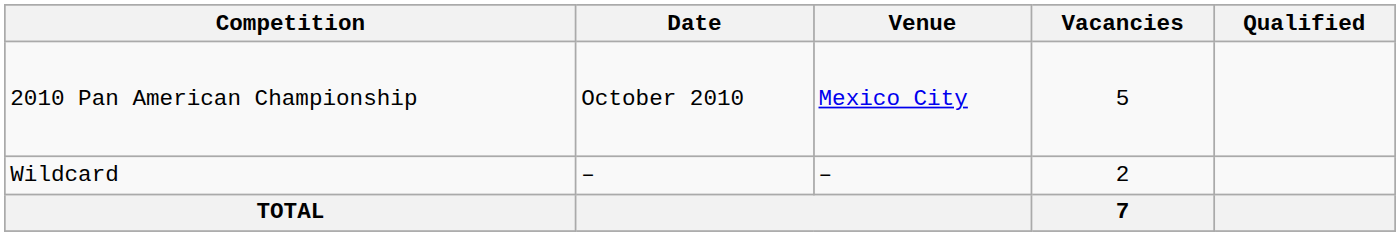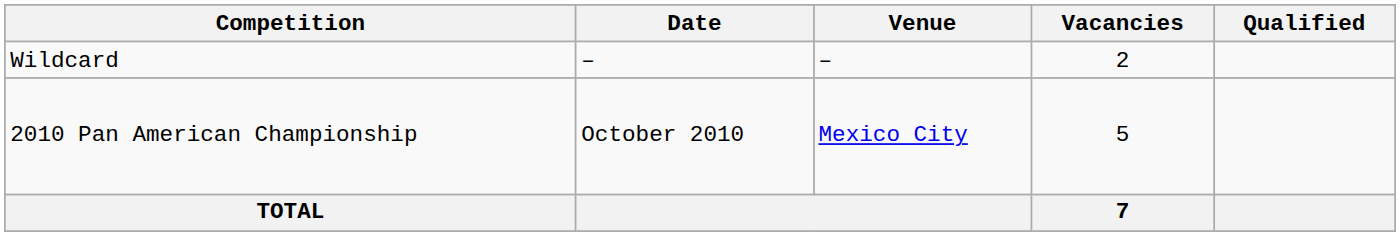rows swapped: (214, 99) <-> (65, 175)
